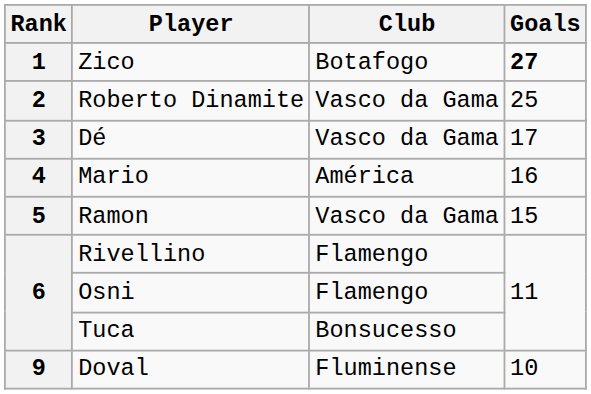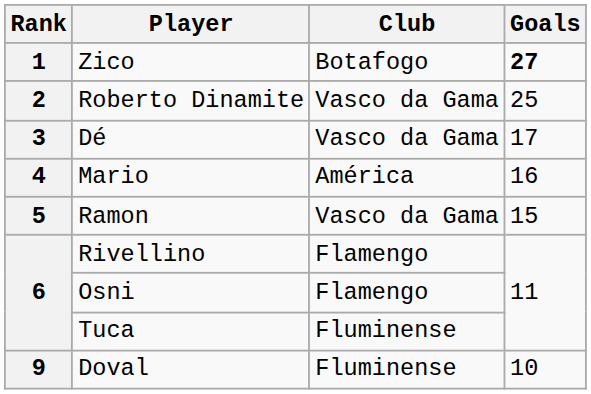(386, 331) Bonsucesso -> (386, 331) Fluminense
